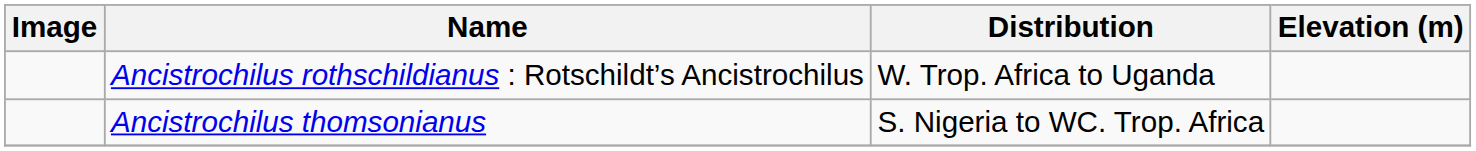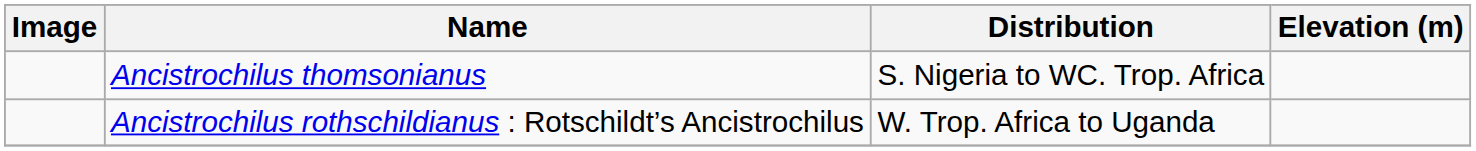rows swapped: (487, 74) <-> (299, 121)
